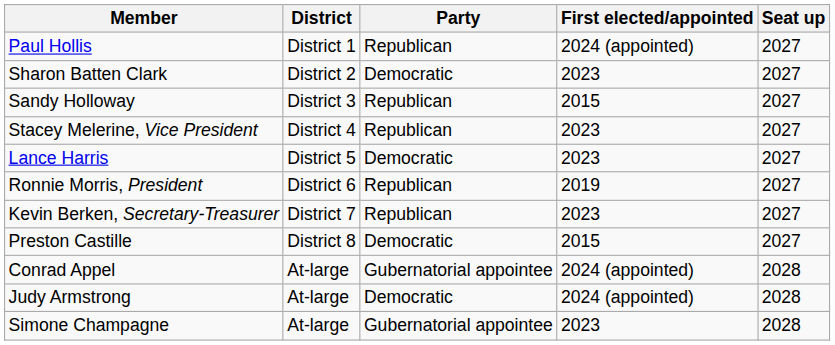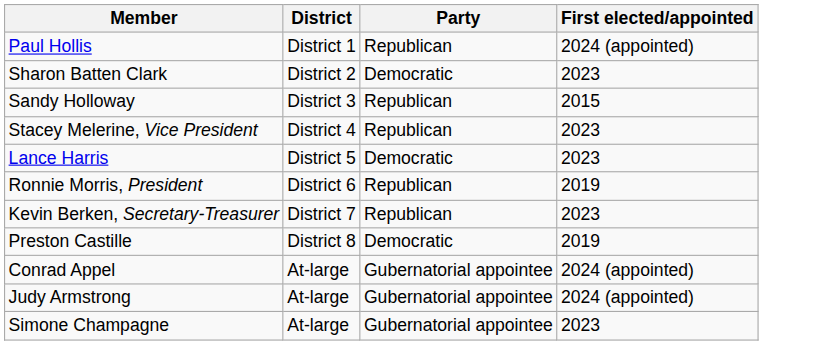- column: (793, 18)
(580, 241) 2015 -> (580, 241) 2019
(408, 297) Democratic -> (458, 297) Gubernatorial appointee
